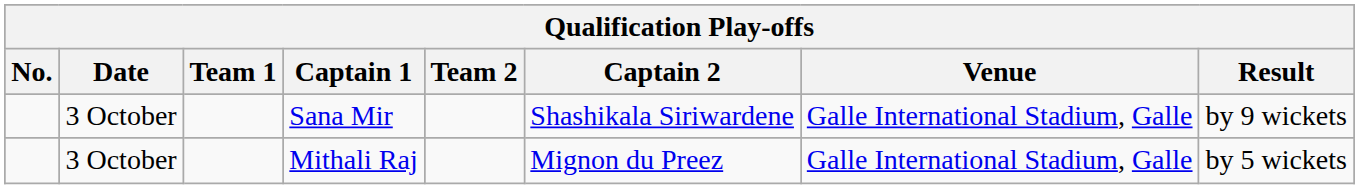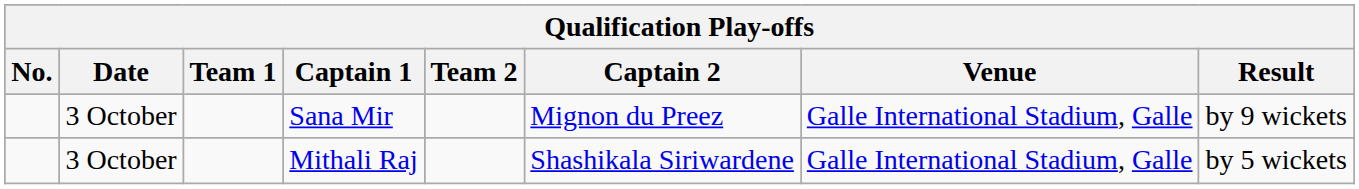(662, 115) Shashikala Siriwardene -> (627, 115) Mignon du Preez
(627, 159) Mignon du Preez -> (662, 159) Shashikala Siriwardene
